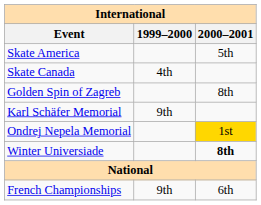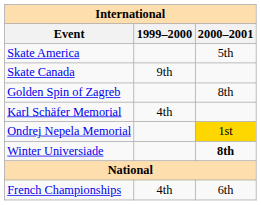(164, 72) 4th -> (164, 72) 9th
(164, 111) 9th -> (164, 111) 4th
(164, 190) 9th -> (164, 190) 4th
